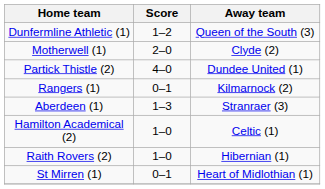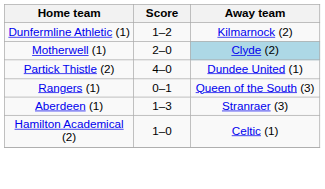(255, 32) Queen of the South (3) -> (255, 32) Kilmarnock (2)
(255, 50) no background -> (255, 50) lightblue background
(255, 87) Kilmarnock (2) -> (255, 87) Queen of the South (3)
- row: (69, 156)
- row: (69, 175)
